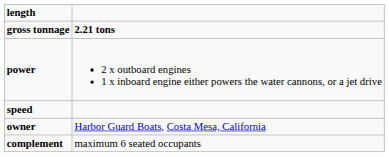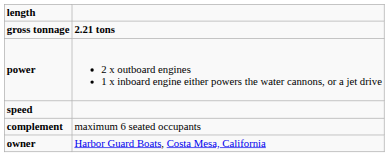rows swapped: (35, 143) <-> (21, 126)
